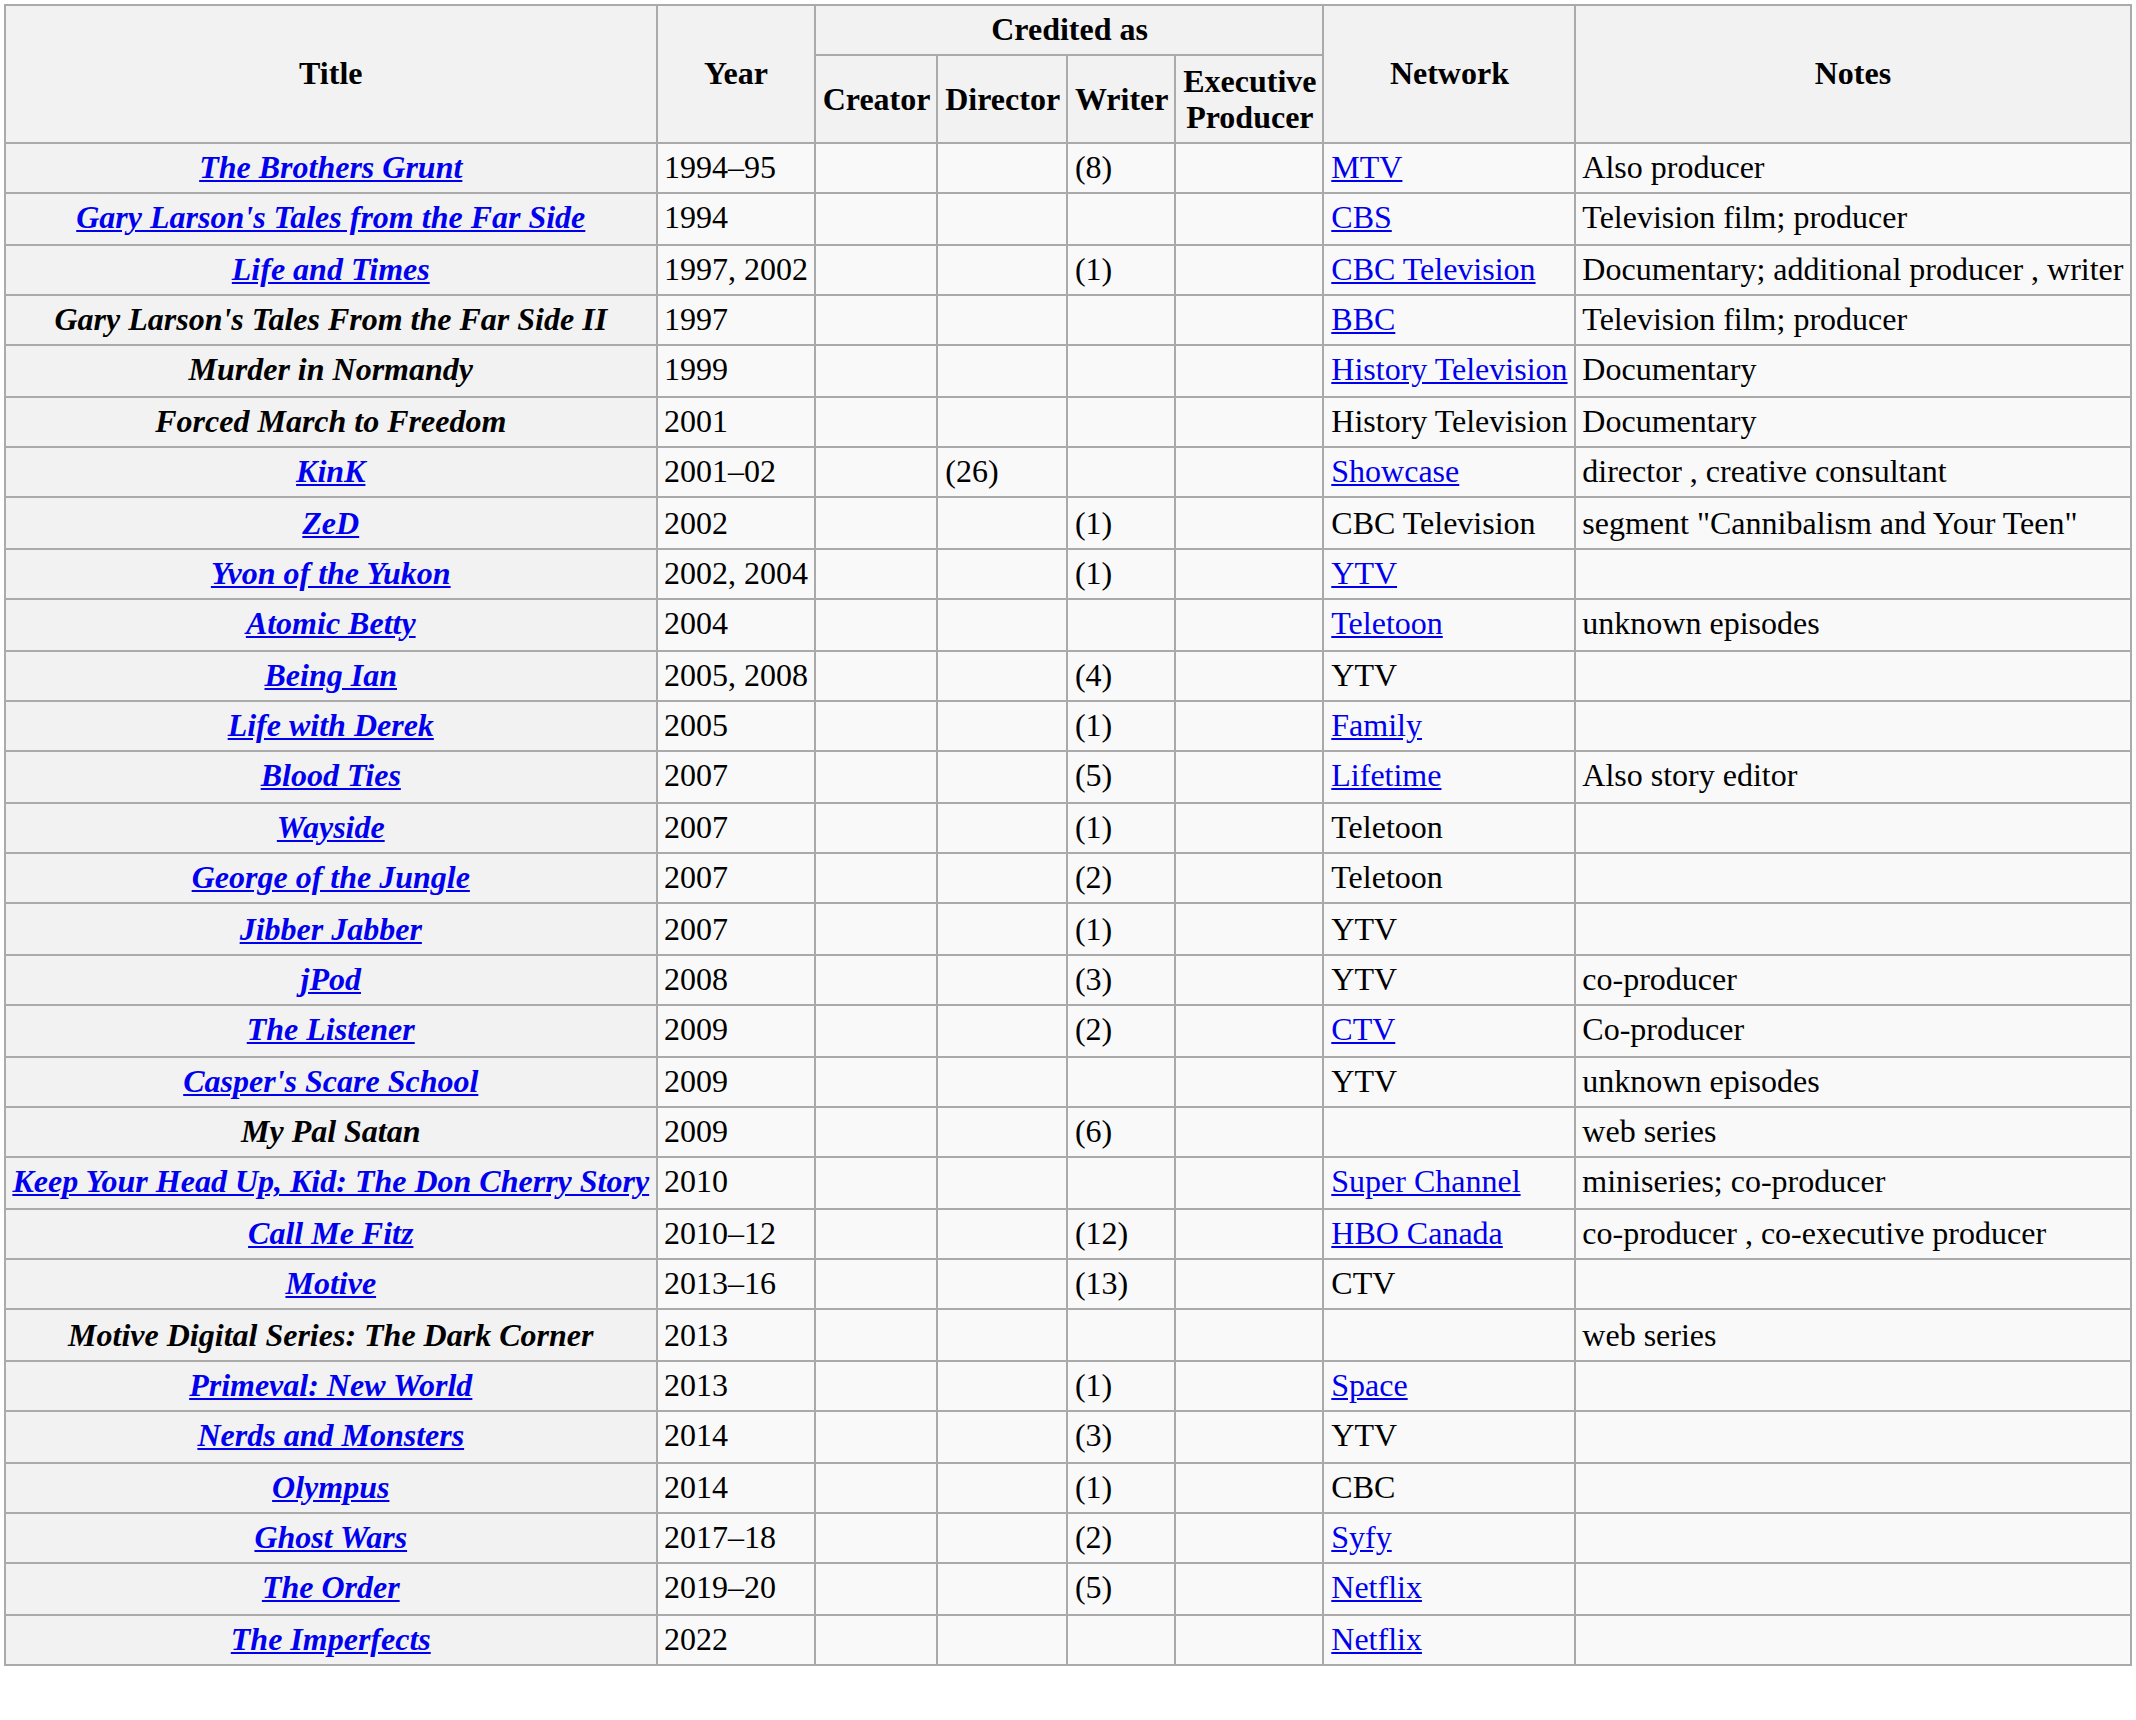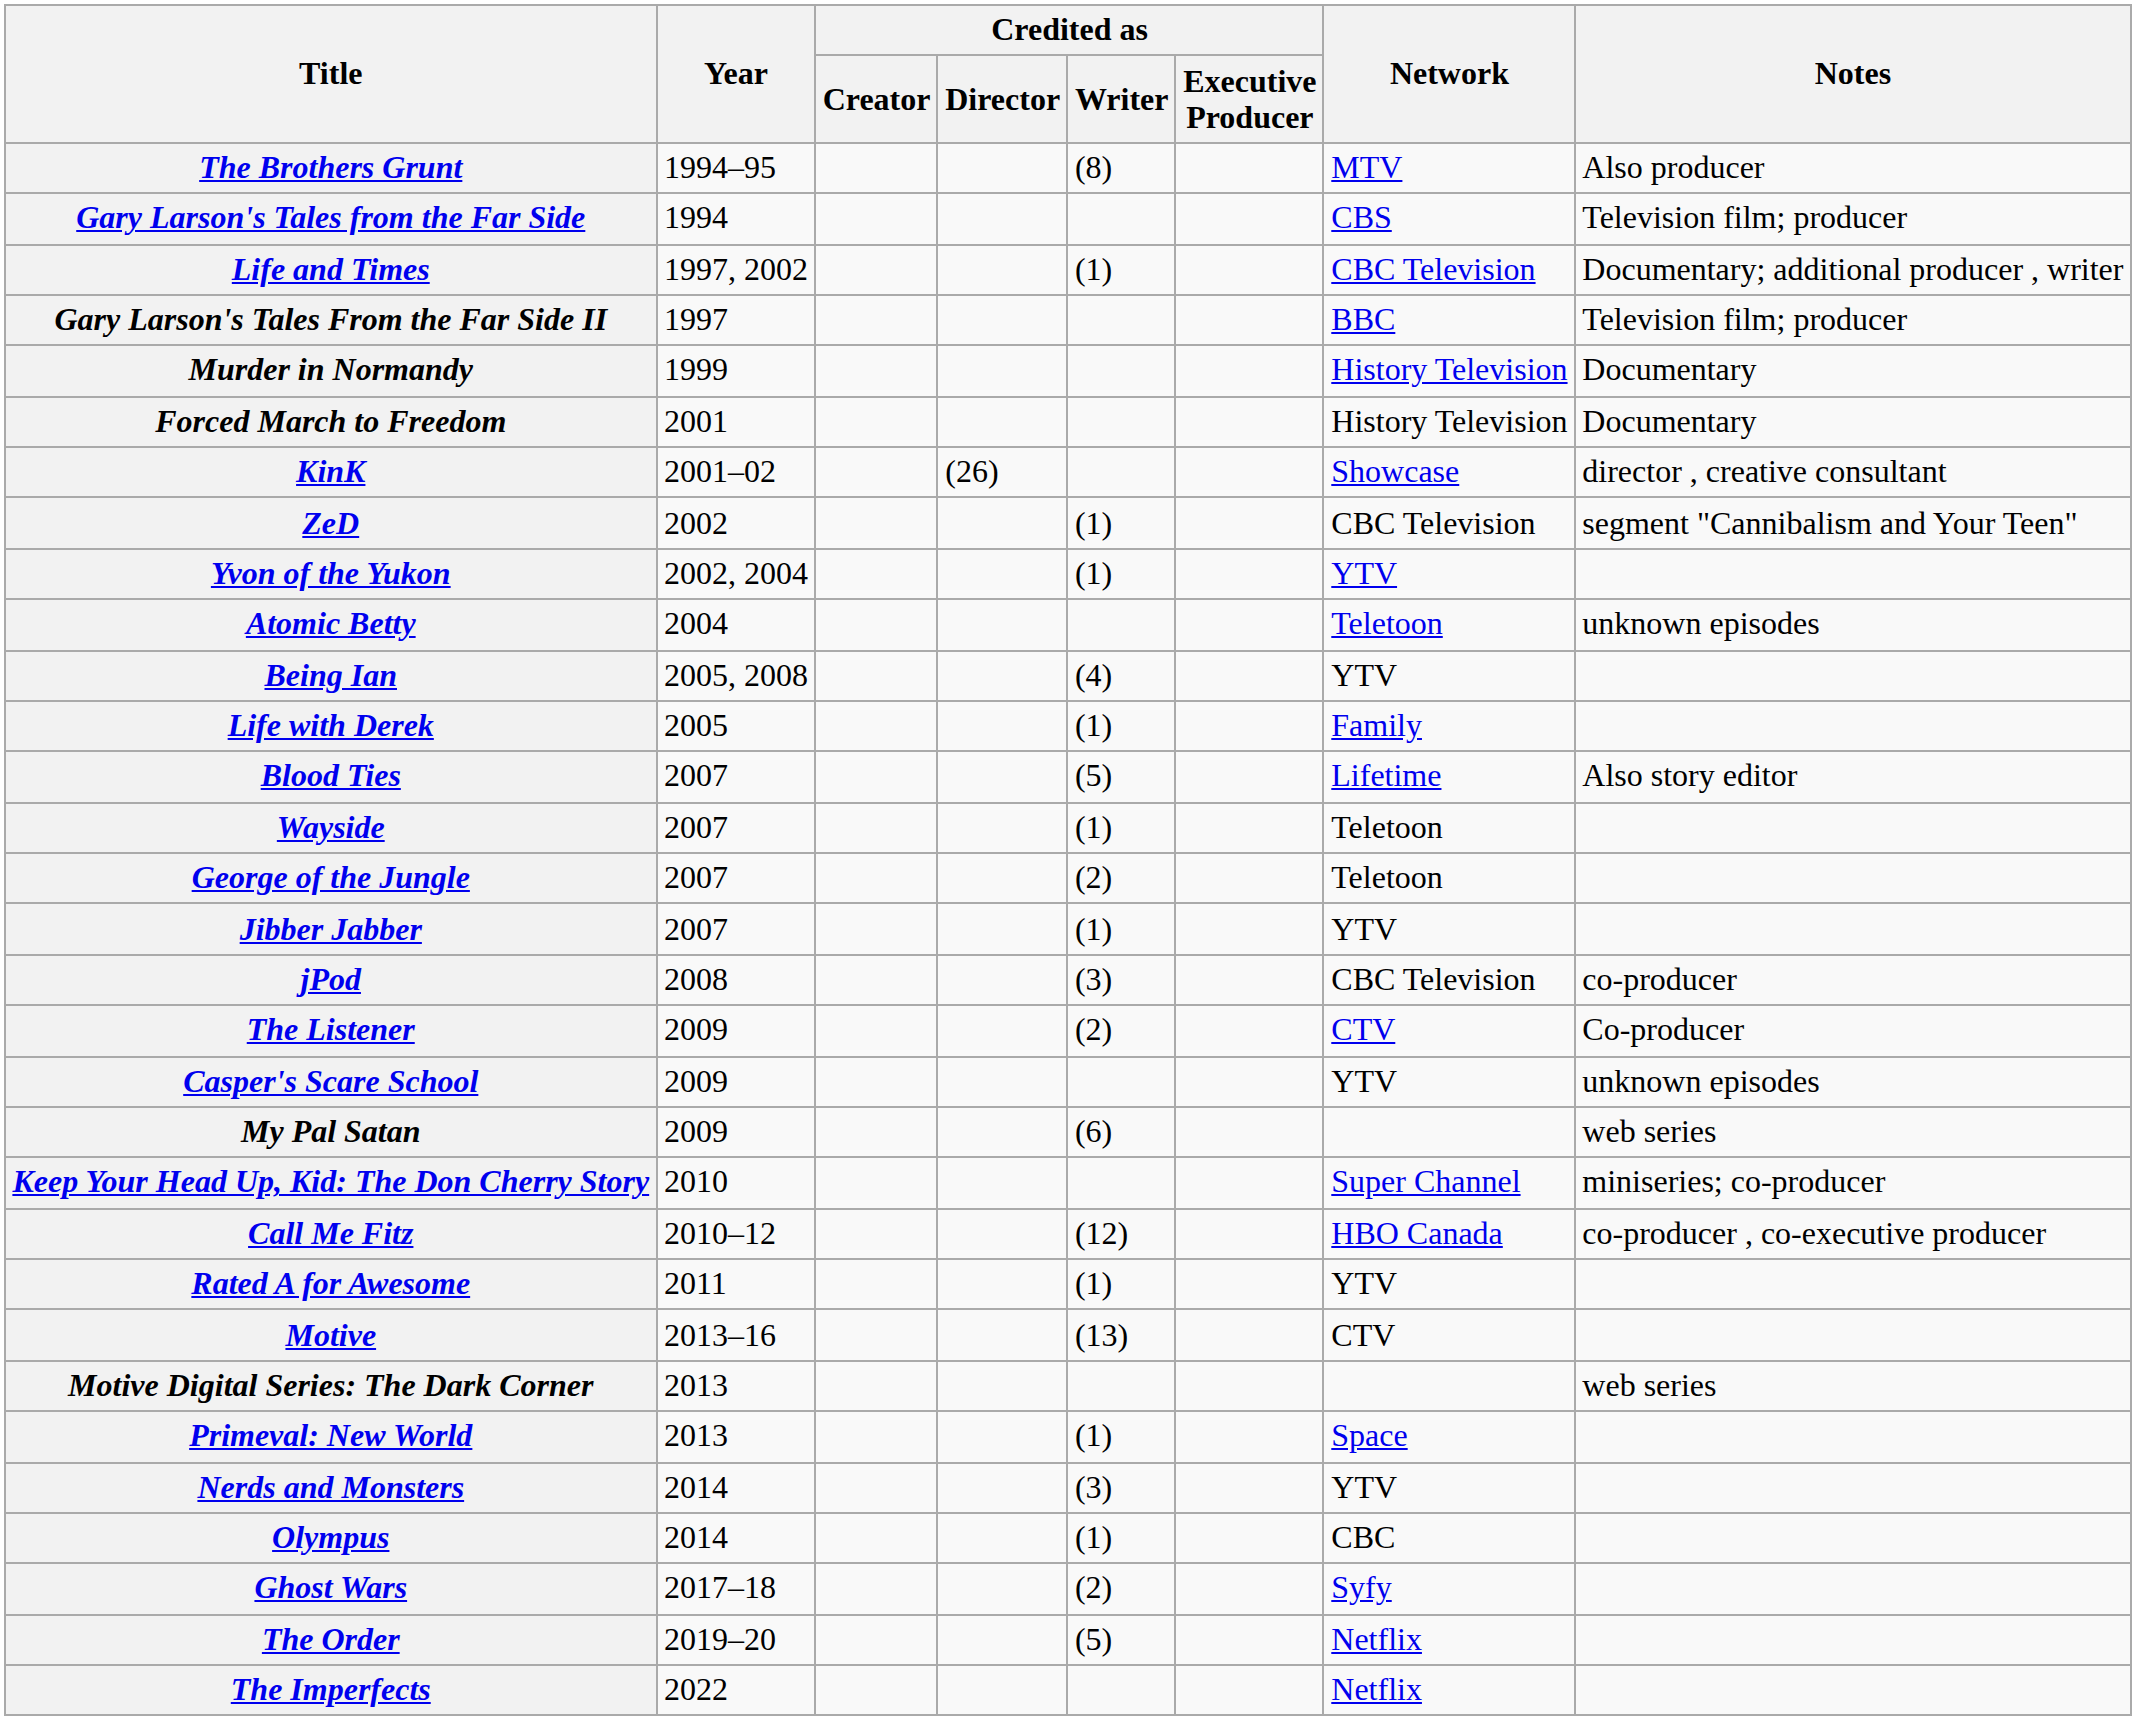(1364, 979) YTV -> (1433, 979) CBC Television
+ row: (331, 1283)
